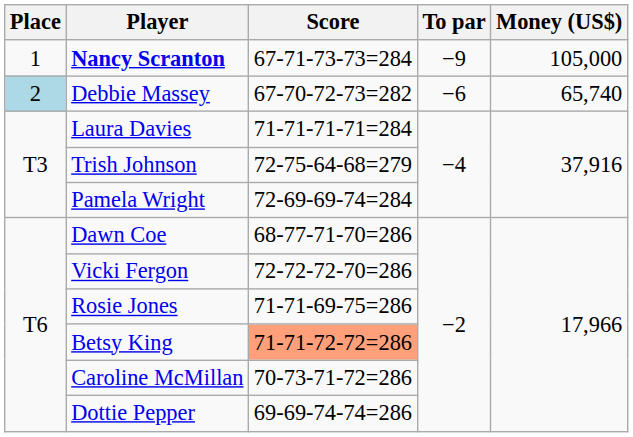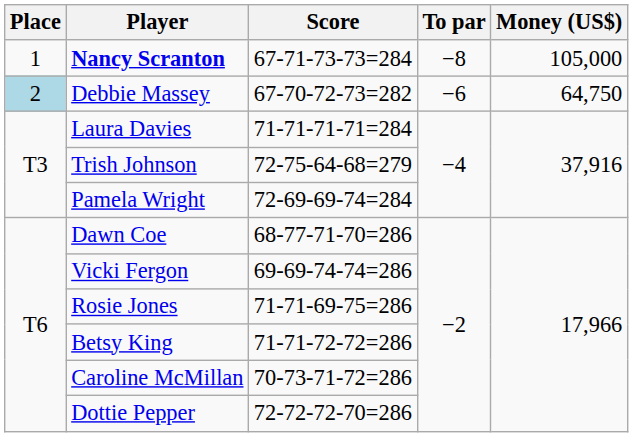(454, 57) −9 -> (454, 57) −8
(591, 93) 65,740 -> (591, 93) 64,750
(333, 270) 72-72-72-70=286 -> (333, 270) 69-69-74-74=286
(333, 341) lightsalmon background -> (333, 341) no background
(333, 413) 69-69-74-74=286 -> (333, 413) 72-72-72-70=286
